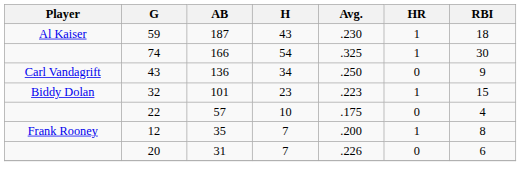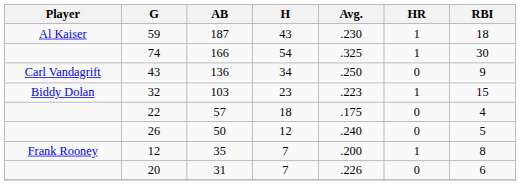(220, 92) 101 -> (220, 92) 103
(285, 111) 10 -> (285, 111) 18
+ row: (154, 131)
